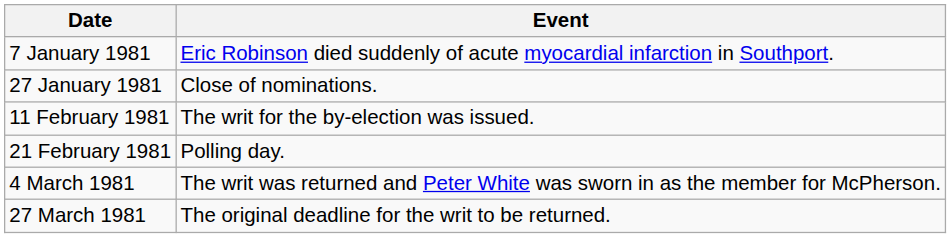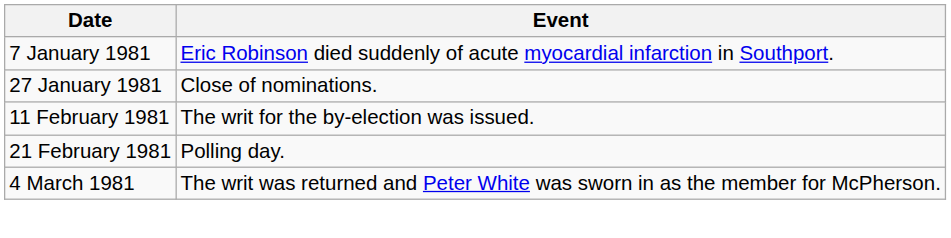- row: (78, 215)
